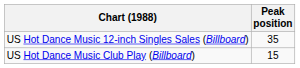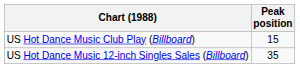rows swapped: (101, 55) <-> (128, 39)
